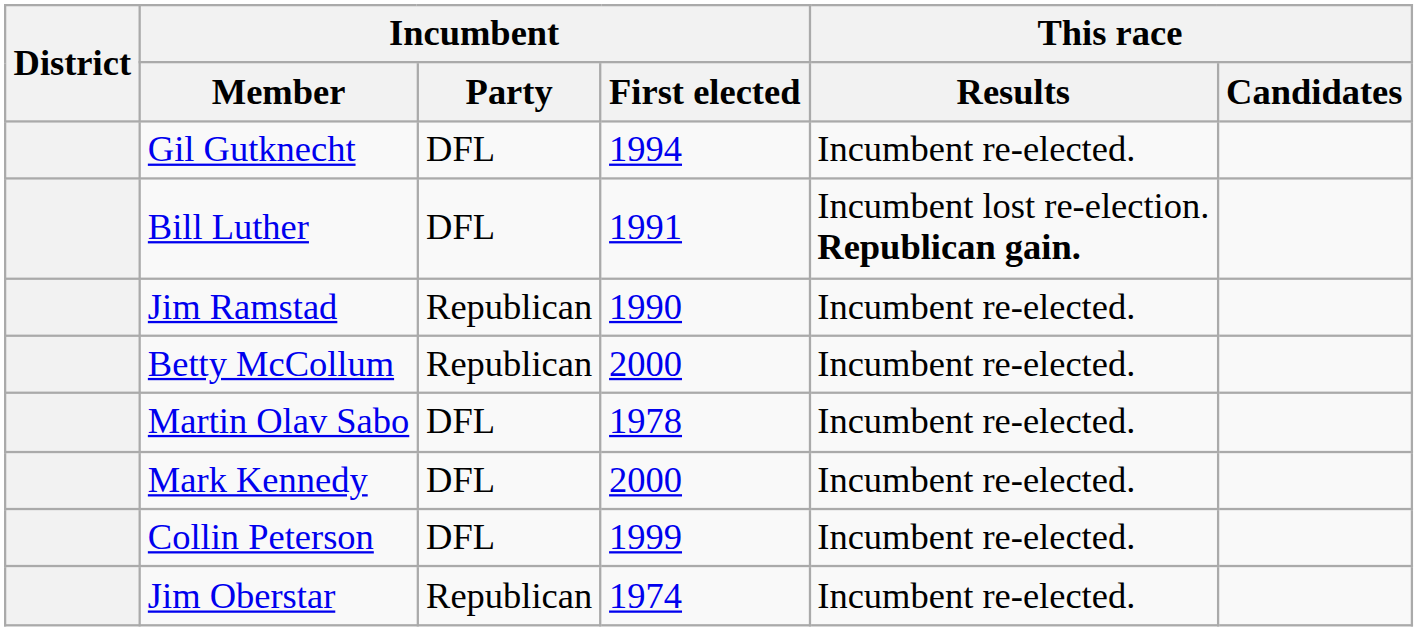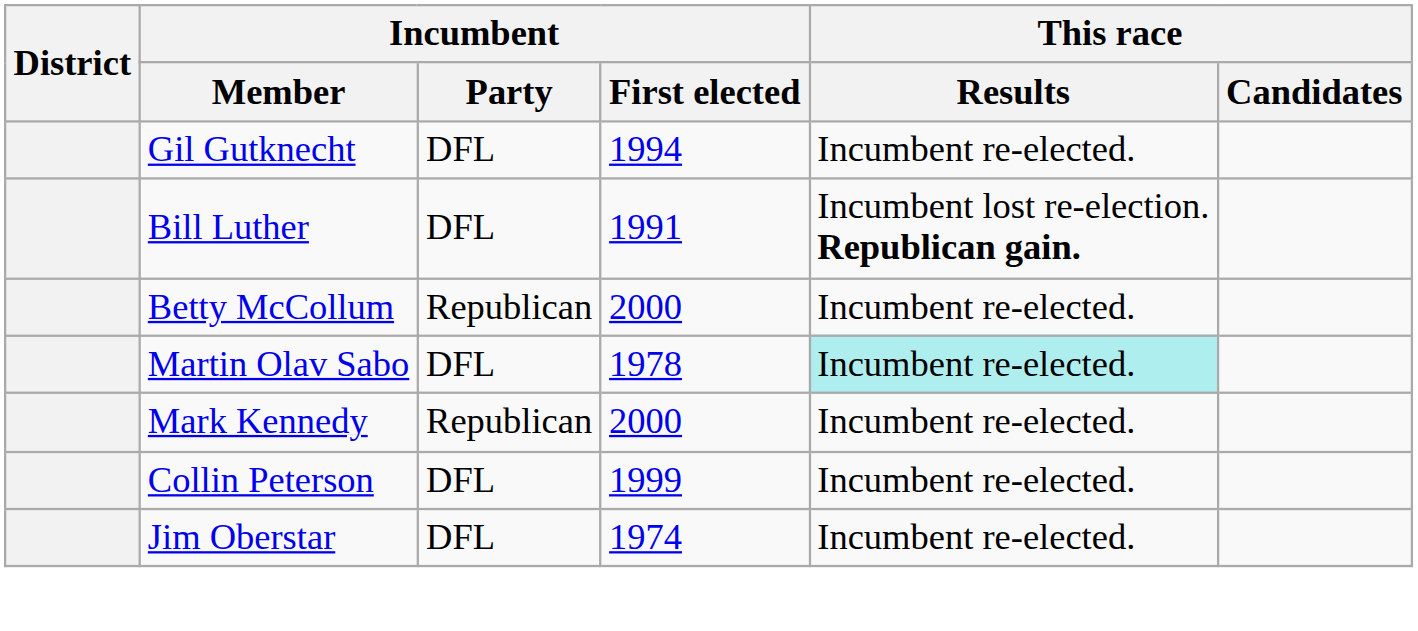- row: (243, 305)
(976, 421) no background -> (976, 363) paleturquoise background
(461, 479) DFL -> (509, 421) Republican
(509, 595) Republican -> (461, 537) DFL
